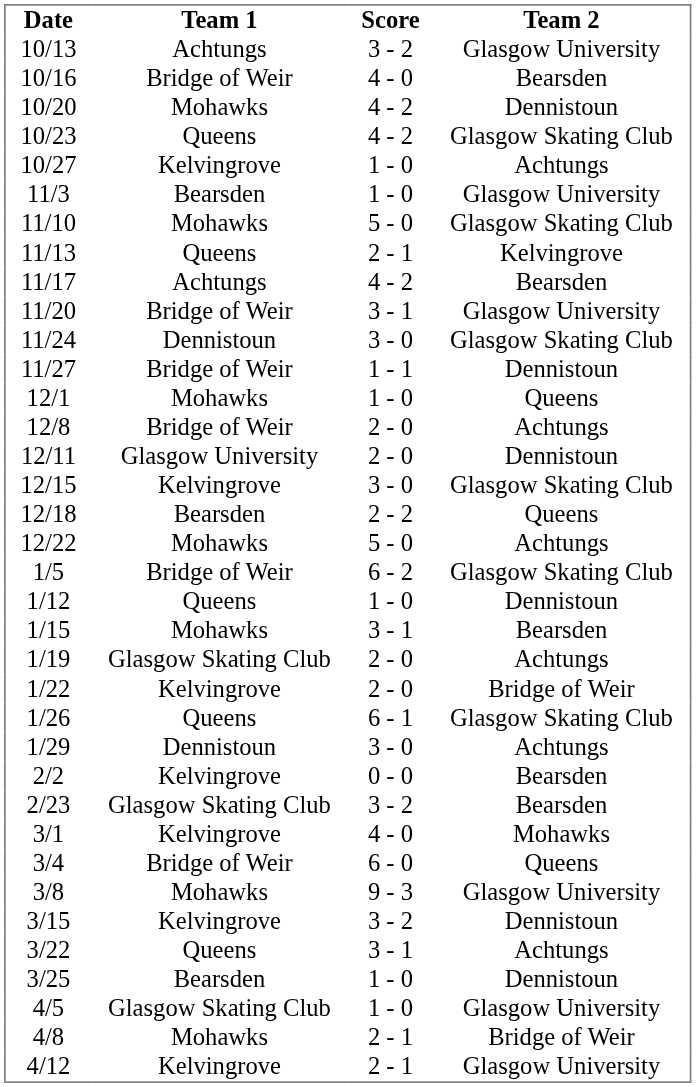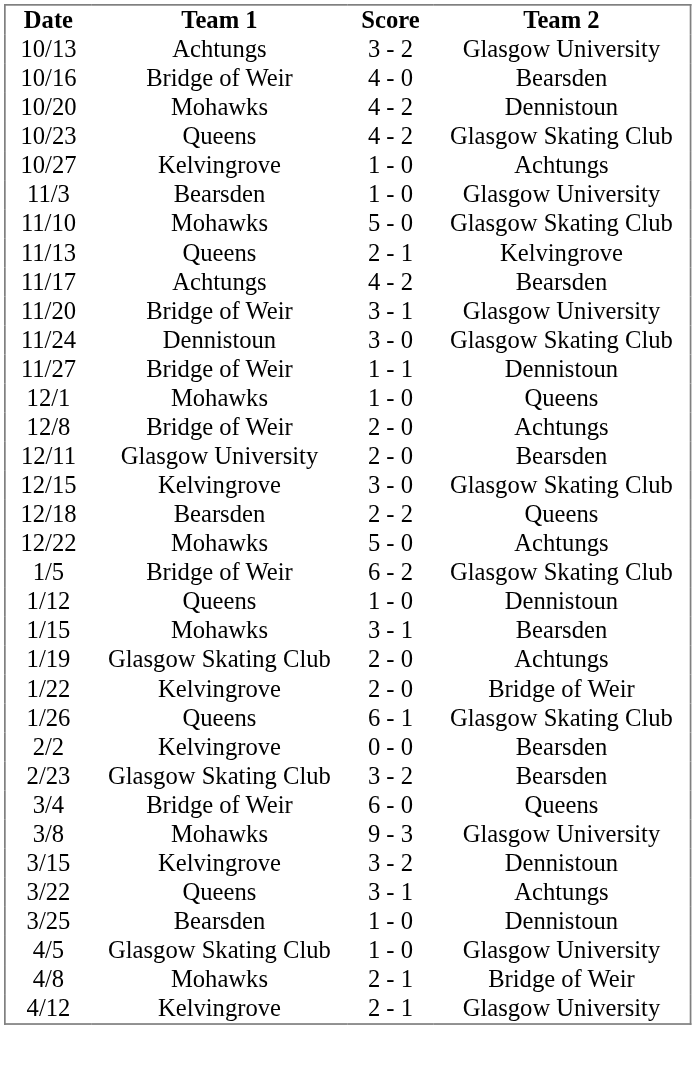(561, 455) Dennistoun -> (561, 455) Bearsden
- row: (48, 746)
- row: (48, 833)
